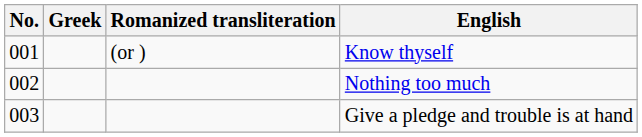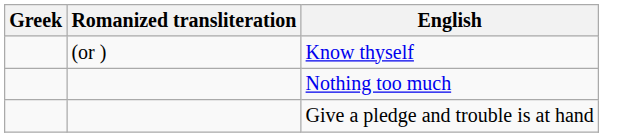- column: (24, 20)
